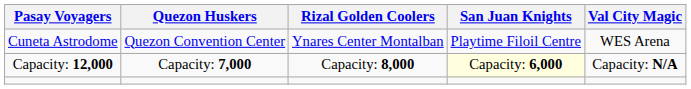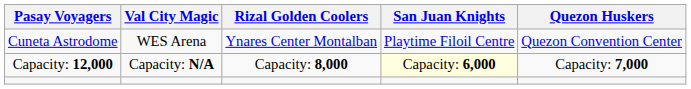columns swapped: (205, 17) <-> (635, 17)
